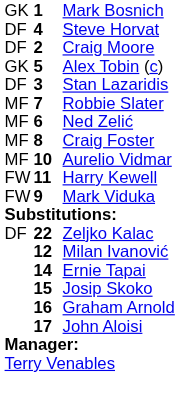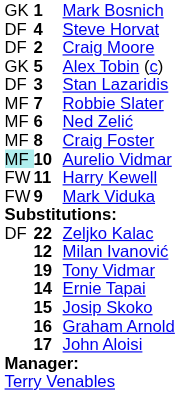(17, 159) no background -> (17, 159) paleturquoise background
+ row: (109, 270)
